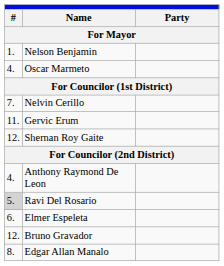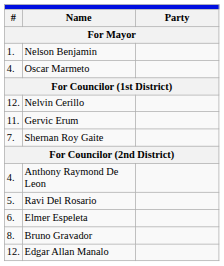(11, 103) 7. -> (13, 103) 12.
(13, 138) 12. -> (11, 138) 7.
(11, 201) lightgrey background -> (11, 201) no background
(13, 235) 12. -> (11, 235) 8.
(11, 252) 8. -> (13, 252) 12.
